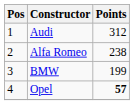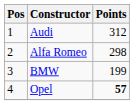(118, 51) 238 -> (118, 51) 298
